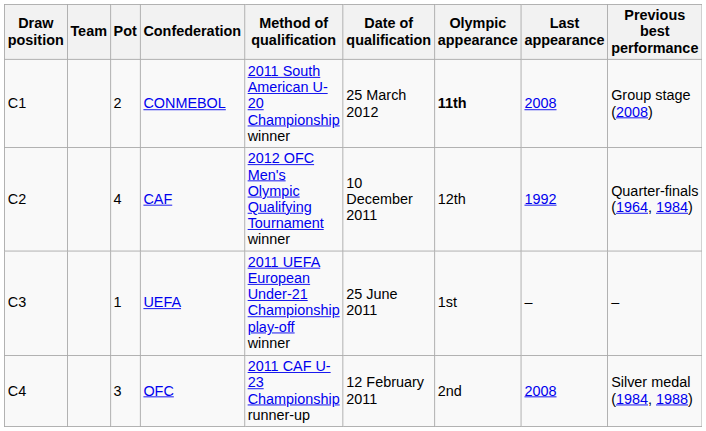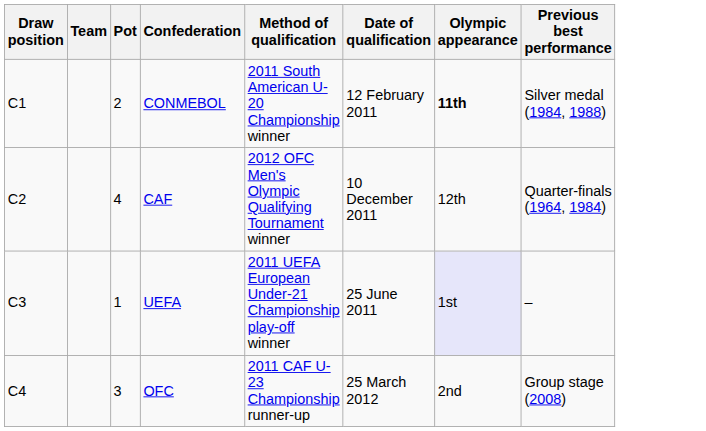- column: (565, 32)
(376, 103) 25 March 2012 -> (385, 103) 12 February 2011
(651, 103) Group stage (2008) -> (565, 103) Silver medal (1984, 1988)
(447, 303) no background -> (447, 303) lavender background
(385, 390) 12 February 2011 -> (376, 390) 25 March 2012
(652, 390) Silver medal (1984, 1988) -> (564, 390) Group stage (2008)
